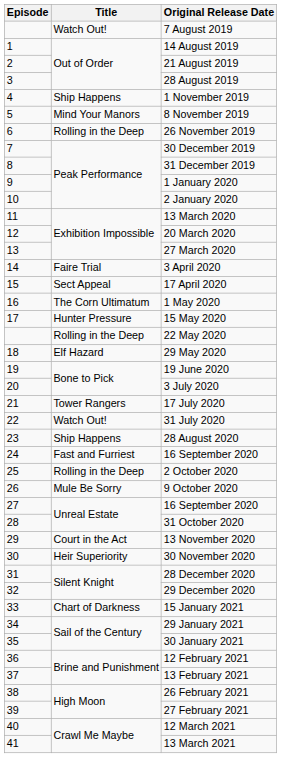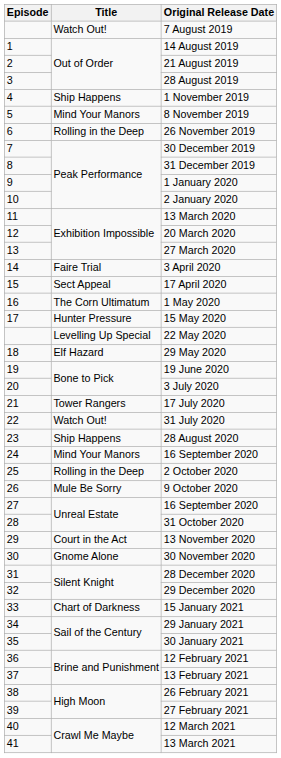(99, 336) Rolling in the Deep -> (102, 336) Levelling Up Special
(94, 455) Fast and Furriest -> (97, 455) Mind Your Manors
(90, 557) Heir Superiority -> (86, 557) Gnome Alone
